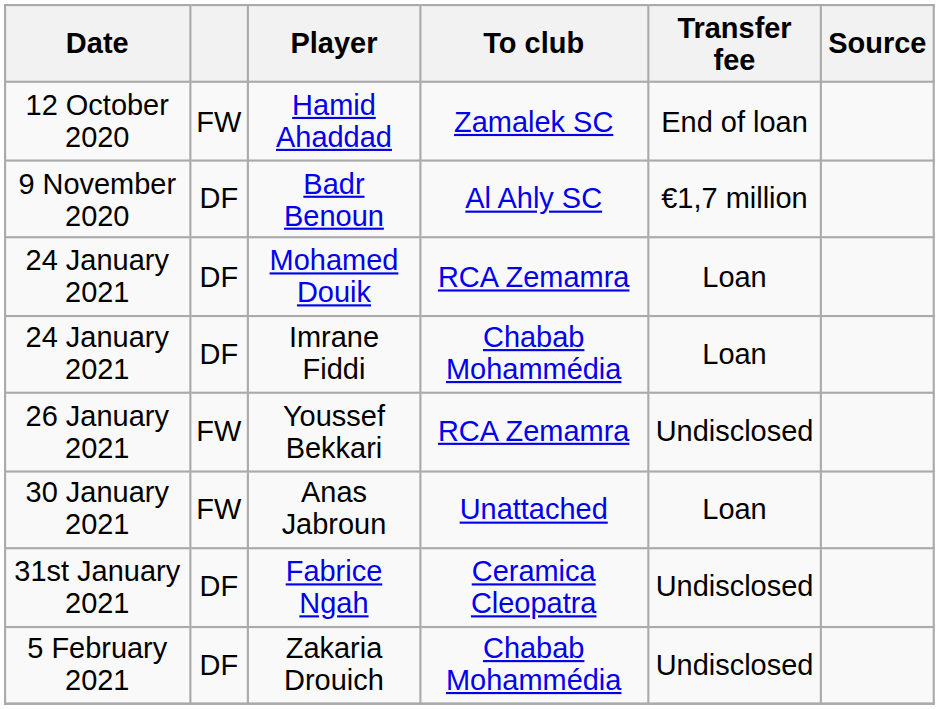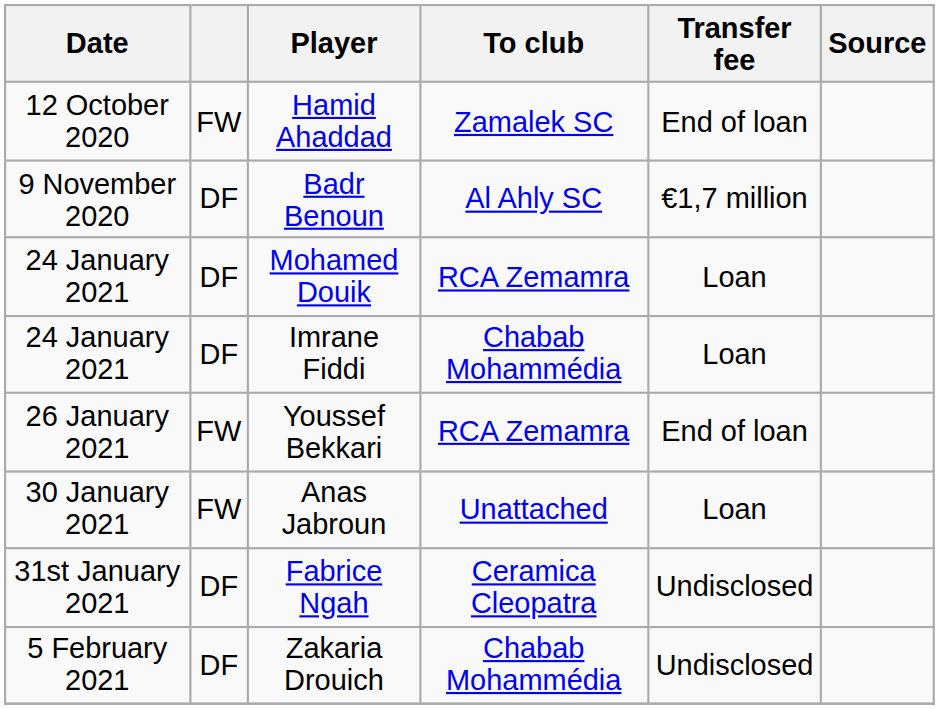(735, 432) Undisclosed -> (735, 432) End of loan
